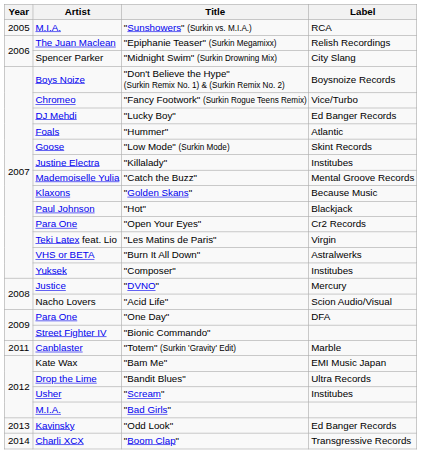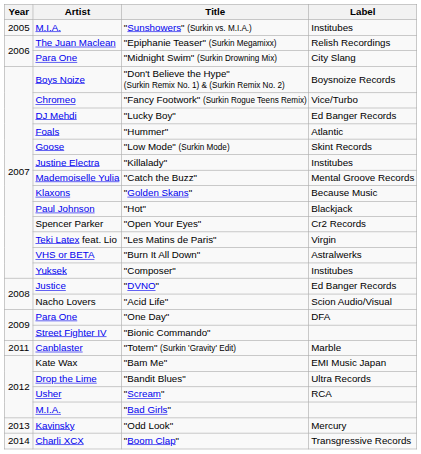(322, 27) RCA -> (332, 27) Institubes
(69, 58) Spencer Parker -> (56, 58) Para One
(56, 224) Para One -> (69, 224) Spencer Parker
(329, 286) Mercury -> (354, 286) Ed Banger Records
(332, 394) Institubes -> (322, 394) RCA
(354, 425) Ed Banger Records -> (329, 425) Mercury
